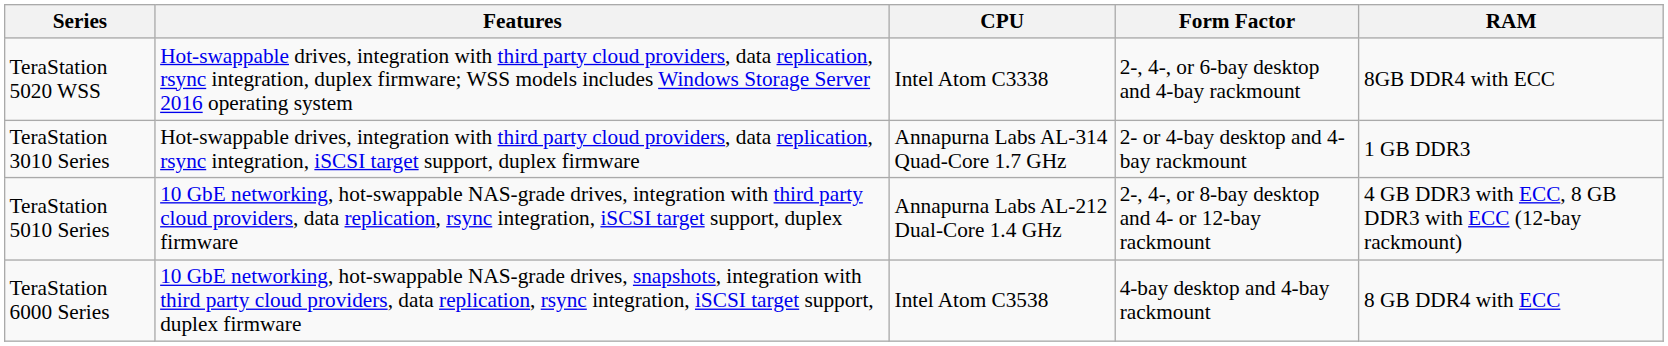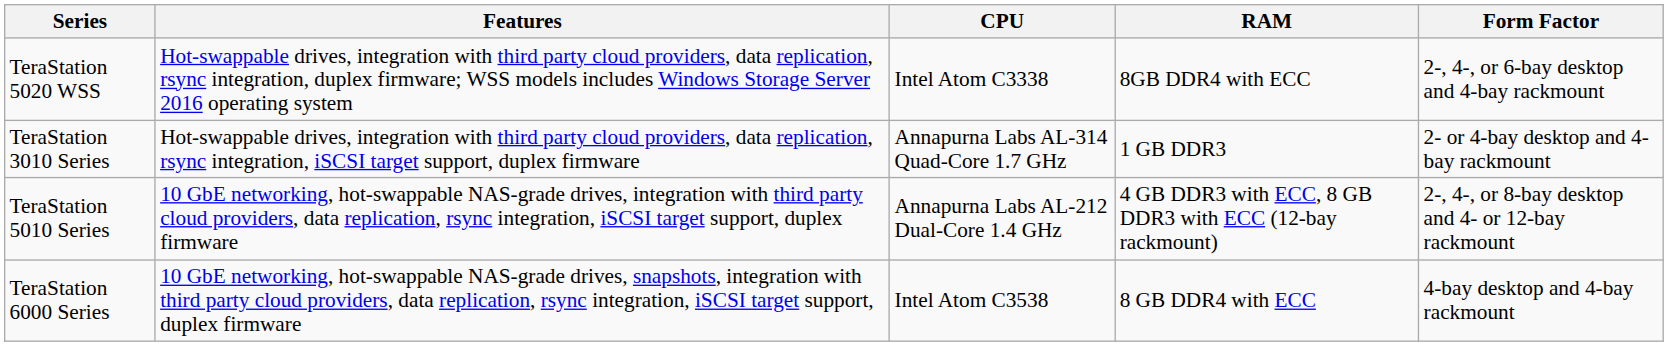columns swapped: (1511, 21) <-> (1237, 21)
